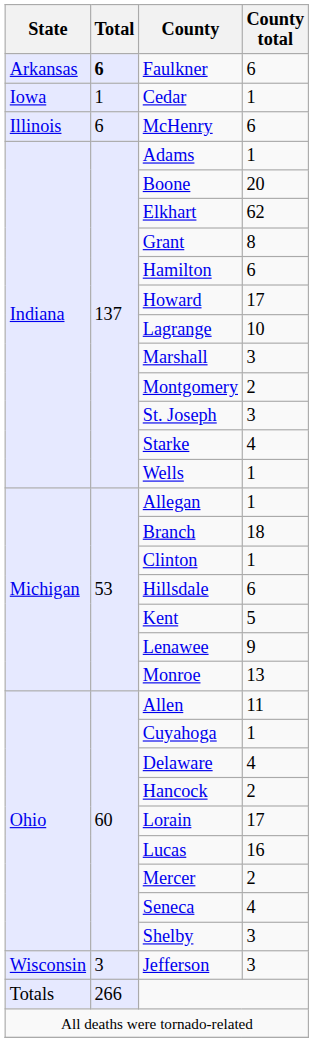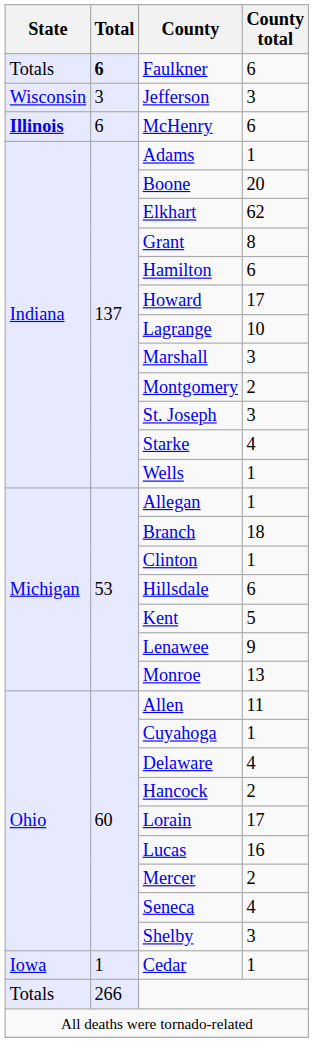(44, 68) Arkansas -> (32, 68) Totals
rows swapped: (165, 97) <-> (176, 965)
(36, 126) normal -> (37, 126) bold
